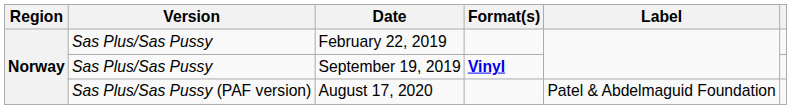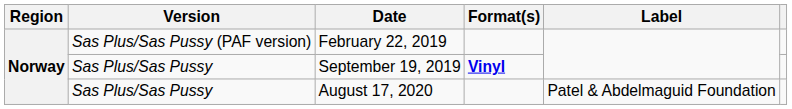(142, 41) Sas Plus/Sas Pussy -> (192, 41) Sas Plus/Sas Pussy (PAF version)
(192, 91) Sas Plus/Sas Pussy (PAF version) -> (142, 91) Sas Plus/Sas Pussy
